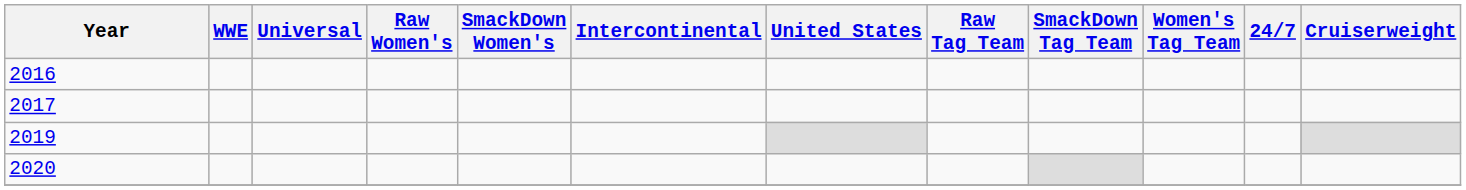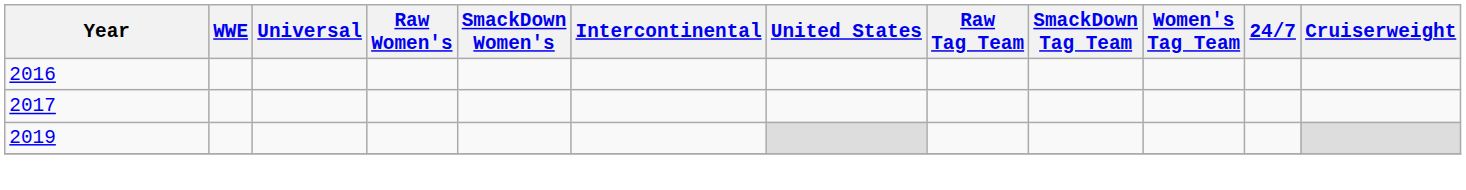- row: (33, 169)
